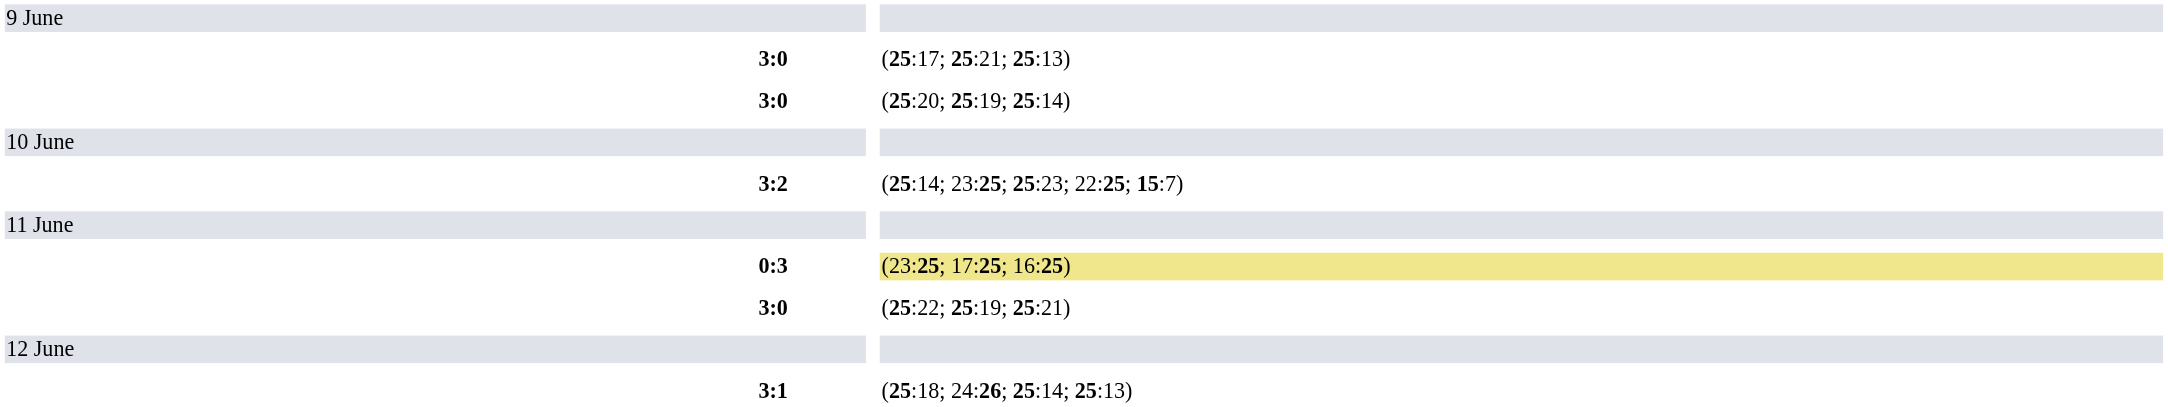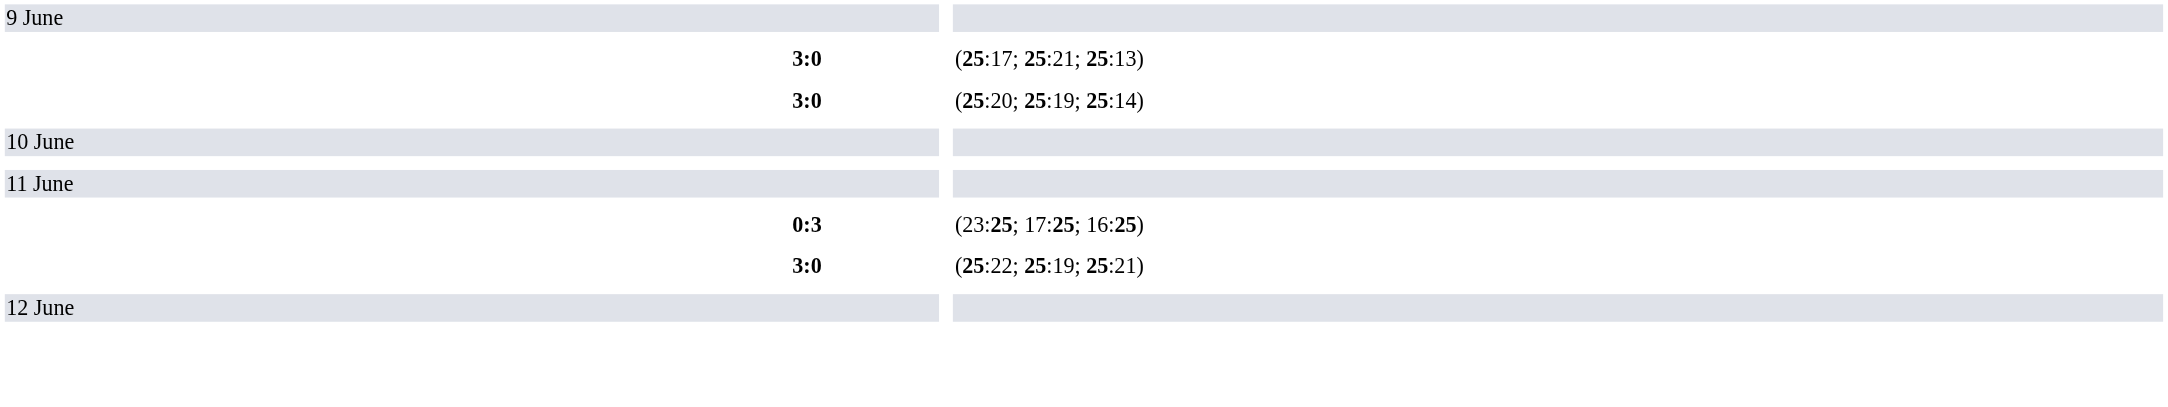- row: (215, 184)
(976, 266) khaki background -> (1049, 224) no background
- row: (215, 391)
